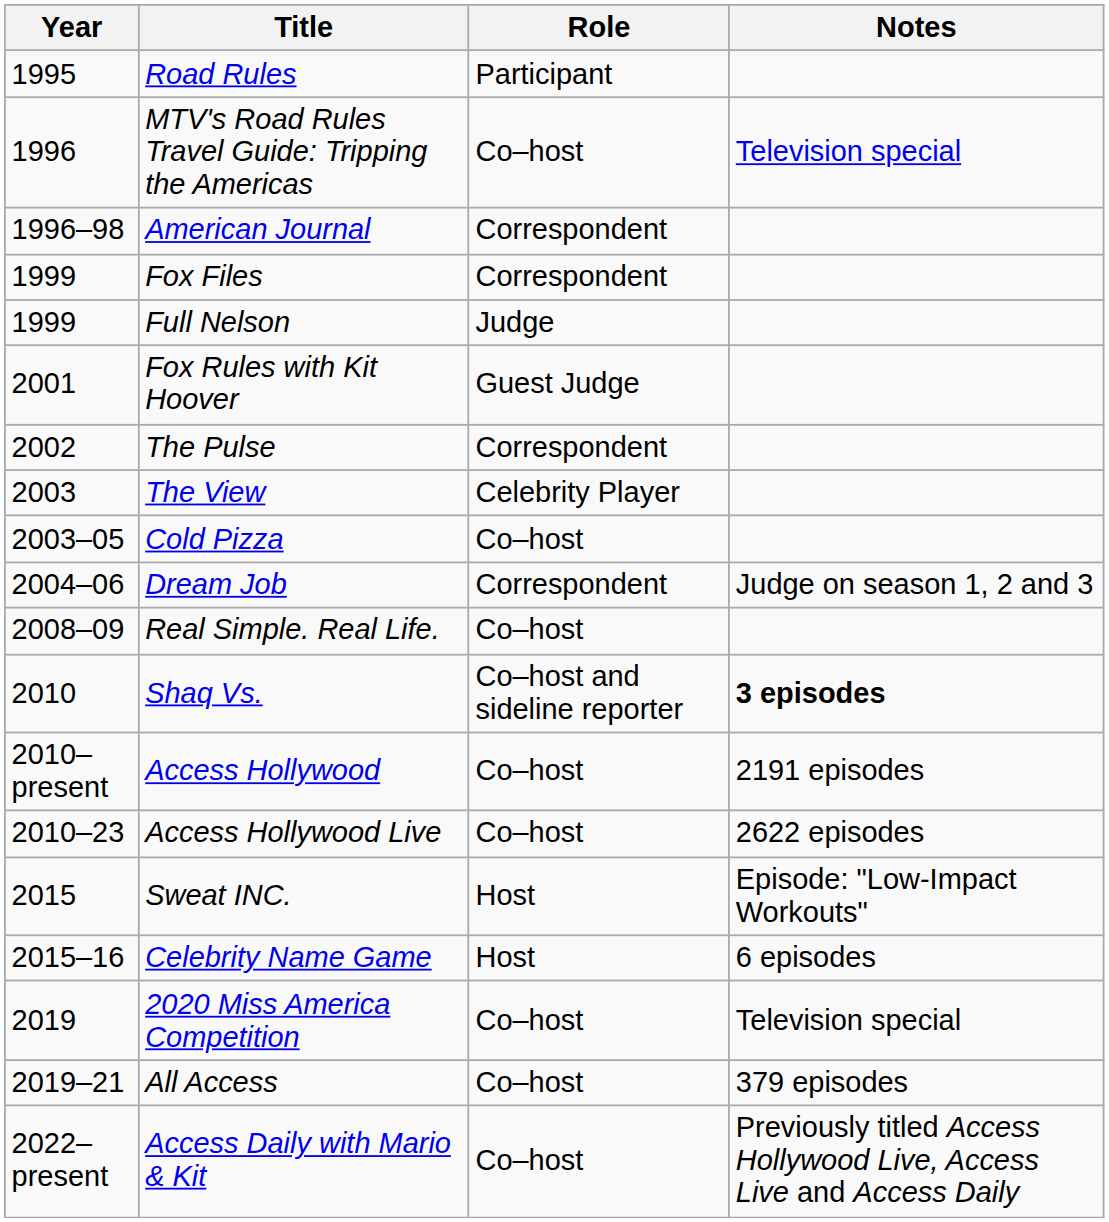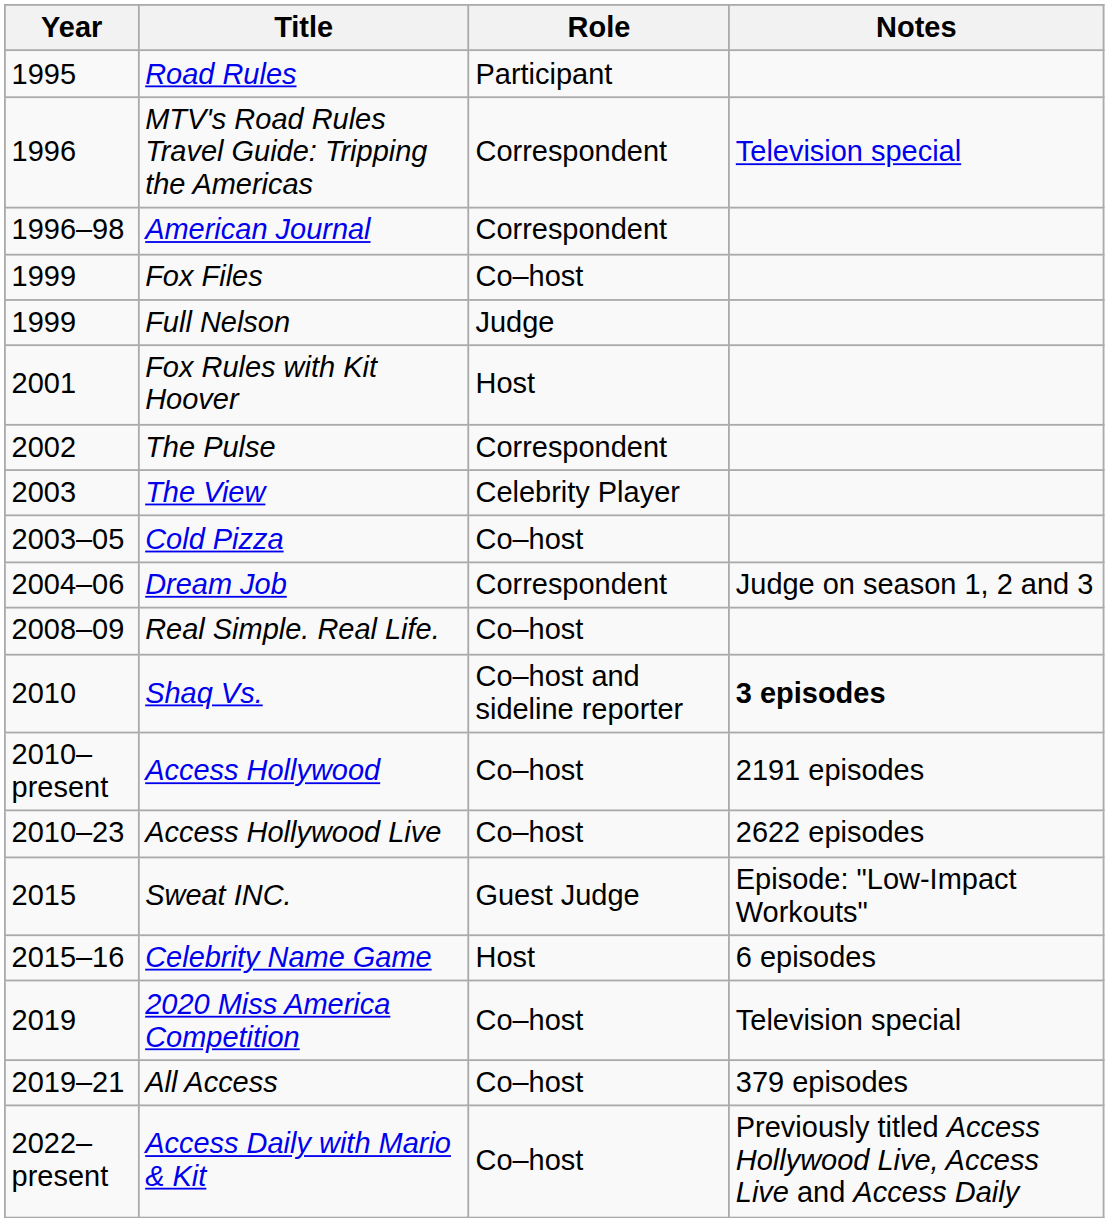(529, 151) Co–host -> (571, 151) Correspondent
(571, 276) Correspondent -> (529, 276) Co–host
(558, 384) Guest Judge -> (505, 384) Host
(505, 895) Host -> (558, 895) Guest Judge
